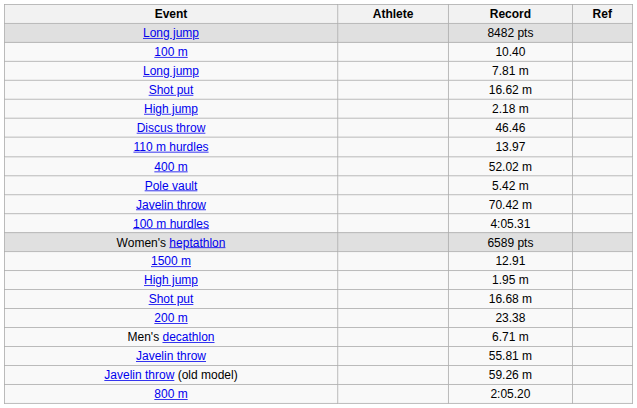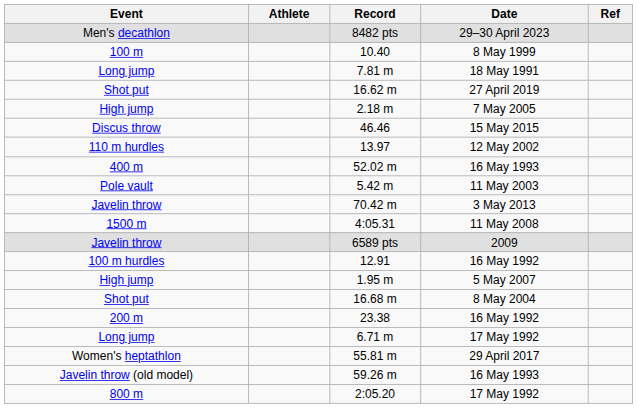+ column: (504, 14)
(171, 33) Long jump -> (126, 33) Men's decathlon
(171, 223) 100 m hurdles -> (126, 223) 1500 m
(171, 242) Women's heptathlon -> (126, 242) Javelin throw
(171, 261) 1500 m -> (126, 261) 100 m hurdles
(171, 337) Men's decathlon -> (126, 337) Long jump
(171, 356) Javelin throw -> (126, 356) Women's heptathlon
